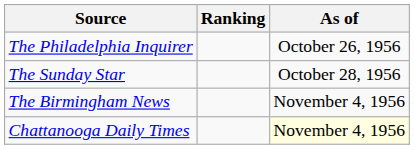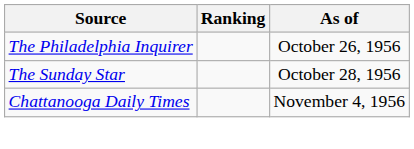- row: (89, 102)
(339, 130) lightyellow background -> (339, 102) no background
